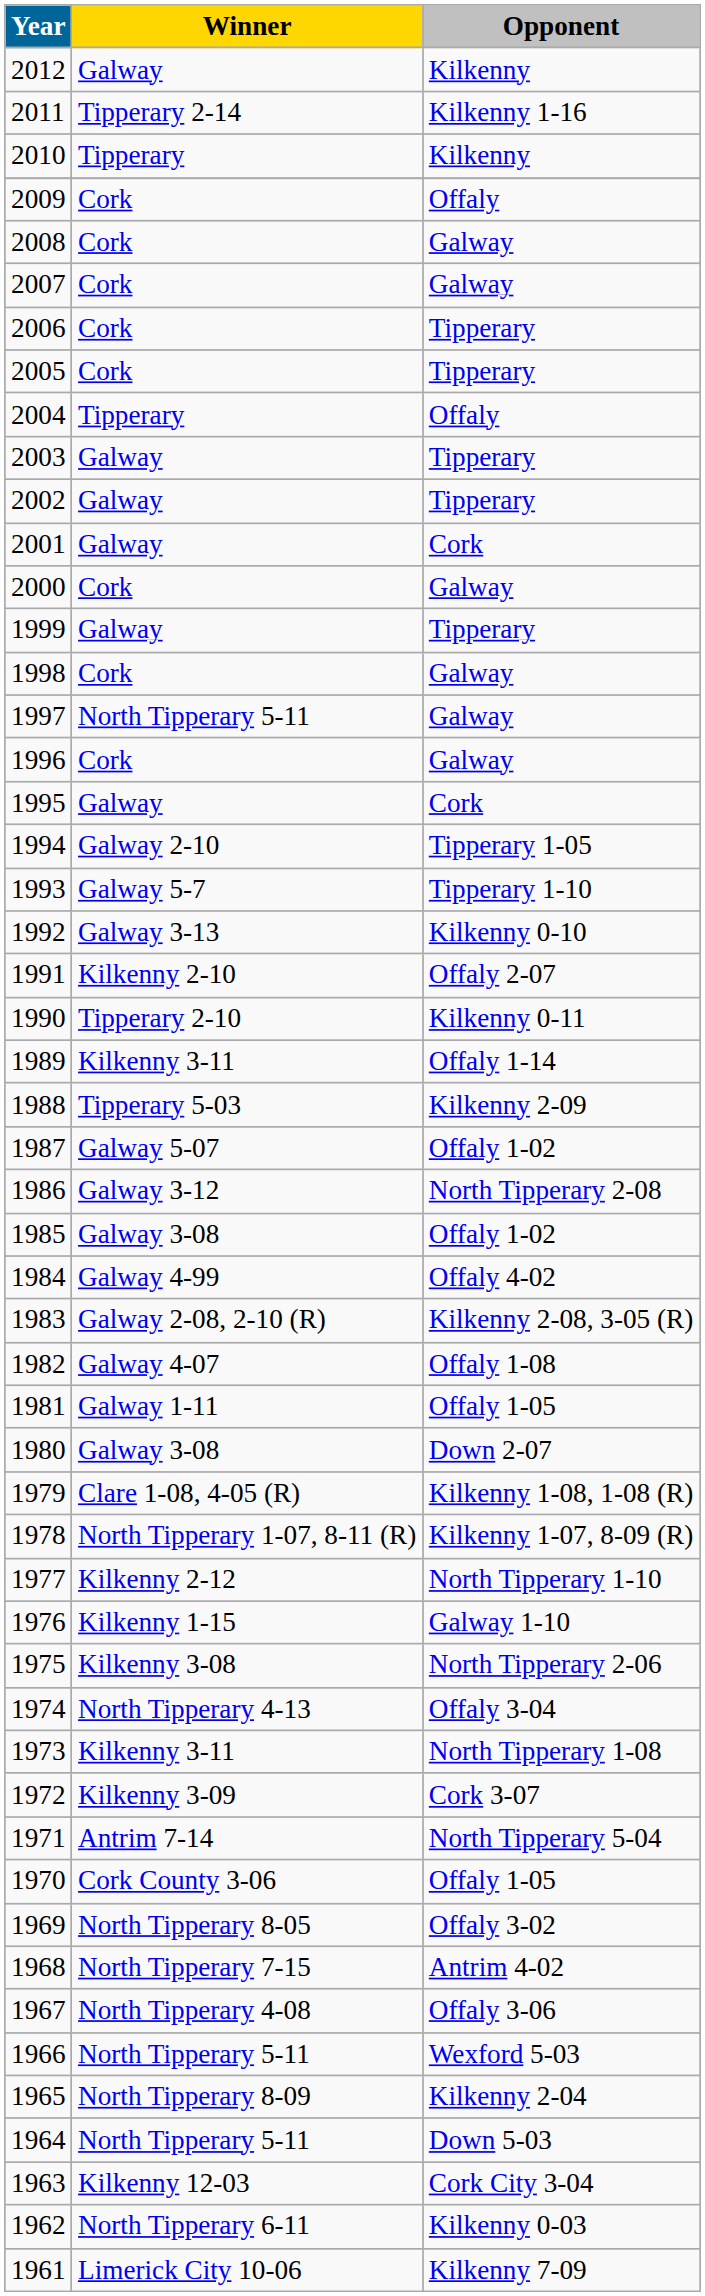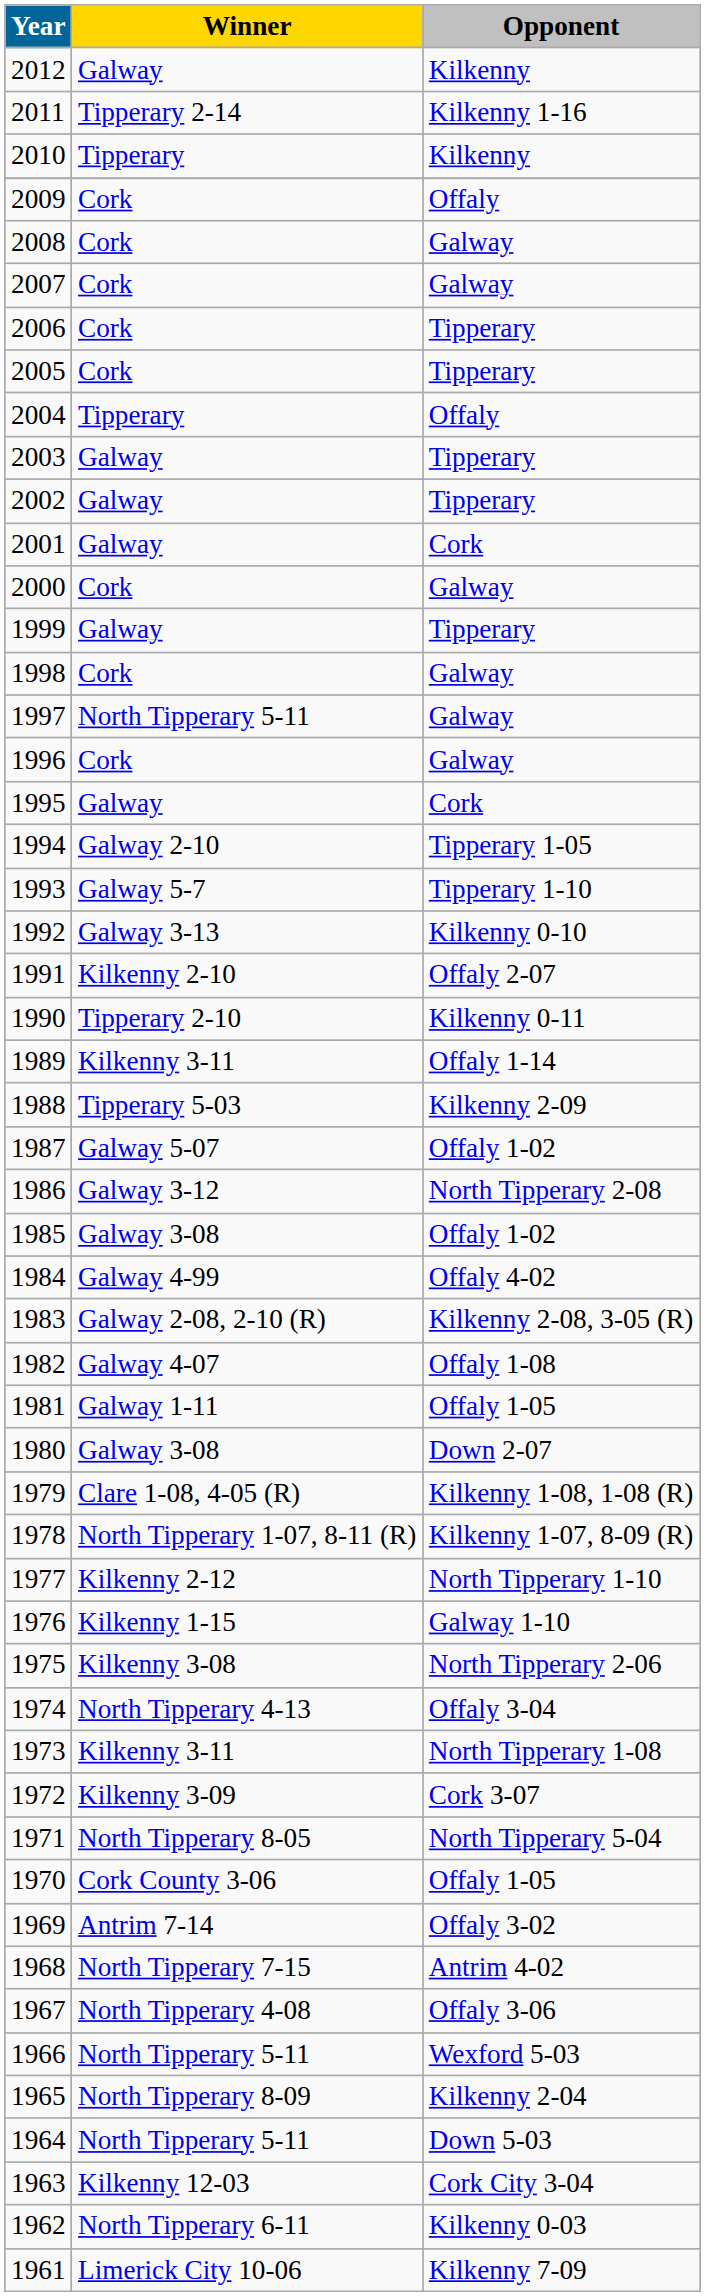(146, 1837) Antrim 7-14 -> (194, 1837) North Tipperary 8-05
(194, 1924) North Tipperary 8-05 -> (146, 1924) Antrim 7-14
